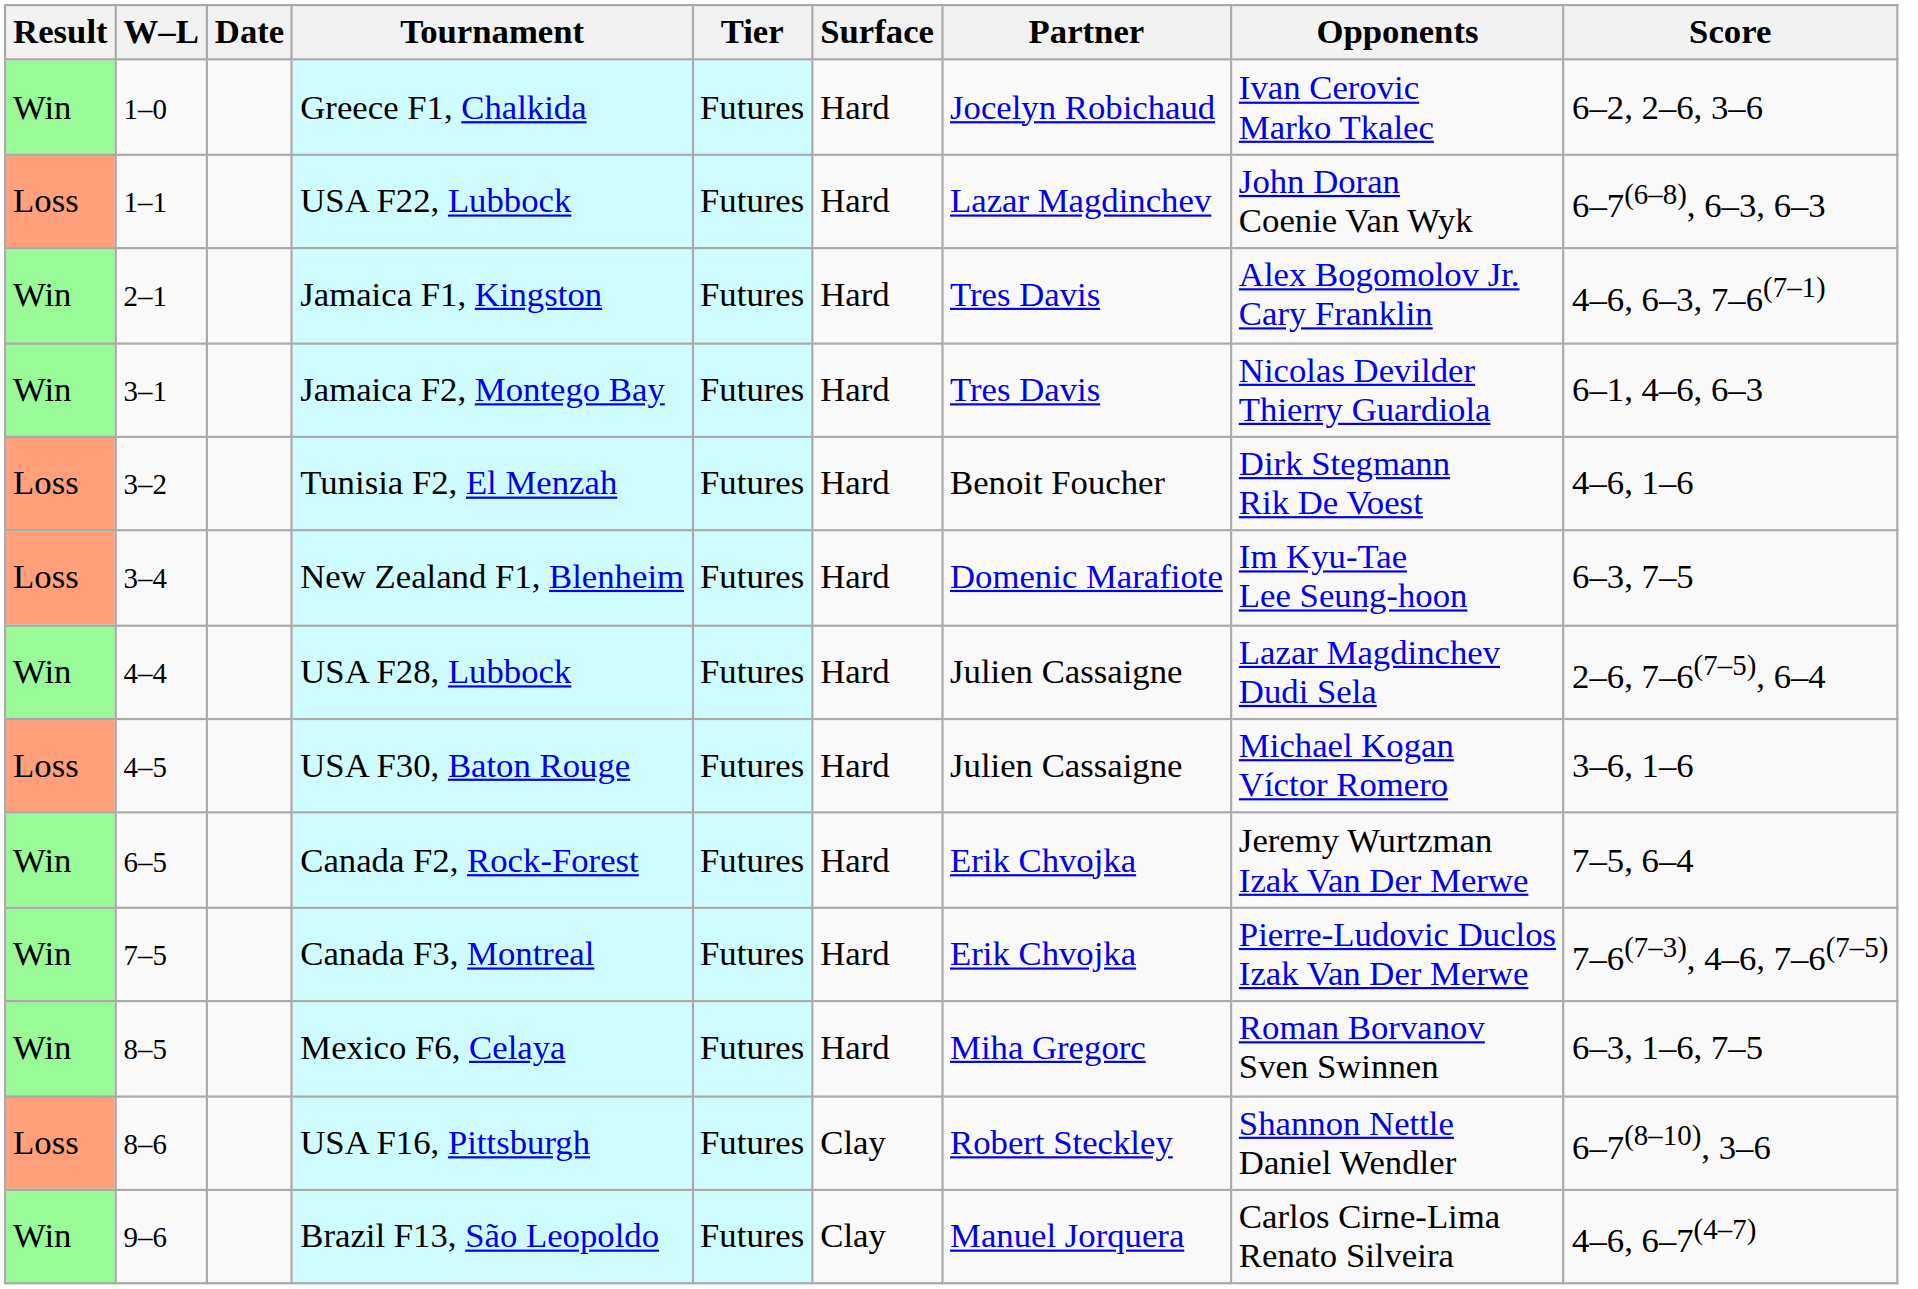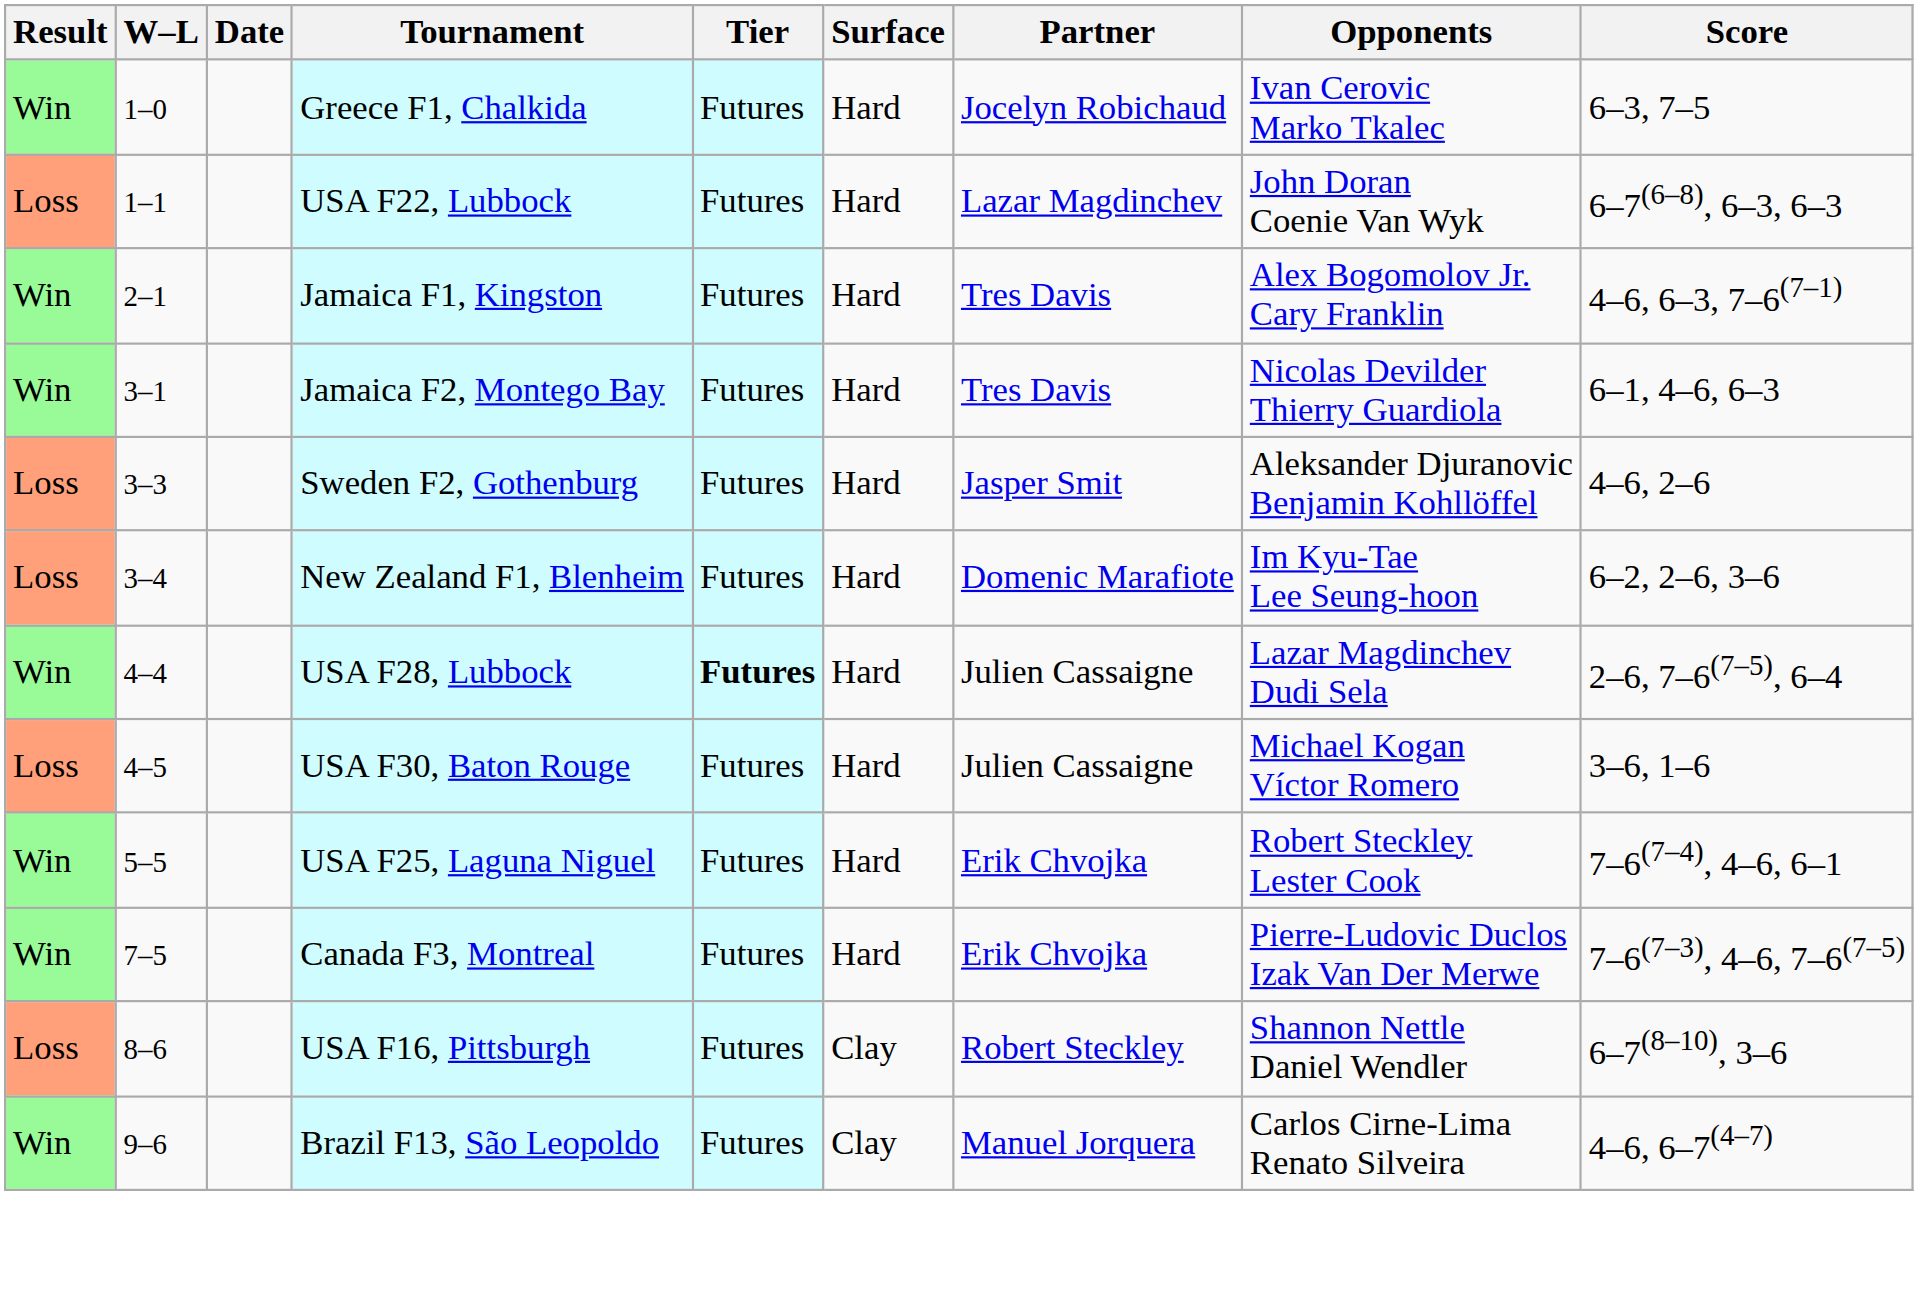(1668, 106) 6–2, 2–6, 3–6 -> (1650, 106) 6–3, 7–5
- row: (459, 483)
+ row: (469, 483)
(1633, 577) 6–3, 7–5 -> (1684, 577) 6–2, 2–6, 3–6
(752, 671) normal -> (758, 671) bold
+ row: (478, 859)
- row: (470, 859)
- row: (433, 1047)
